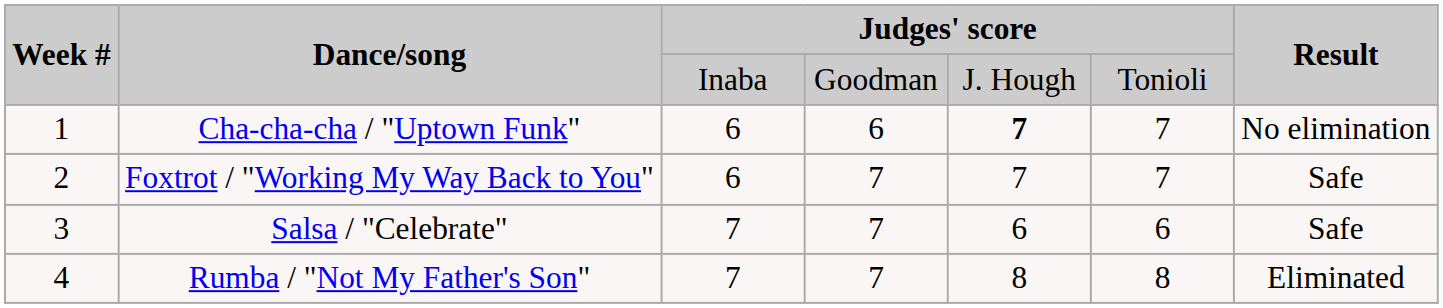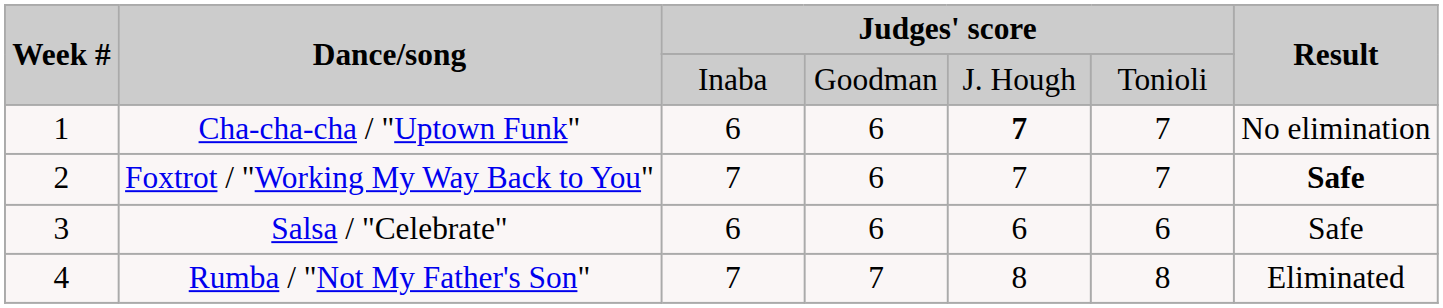(733, 178) 6 -> (733, 178) 7
(876, 178) 7 -> (876, 178) 6
(1336, 178) normal -> (1336, 178) bold
(733, 228) 7 -> (733, 228) 6
(876, 228) 7 -> (876, 228) 6
